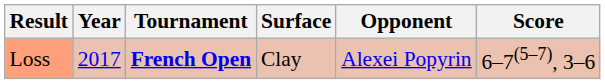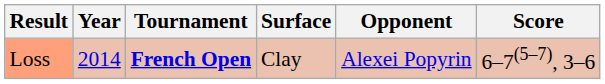(99, 58) 2017 -> (99, 58) 2014
